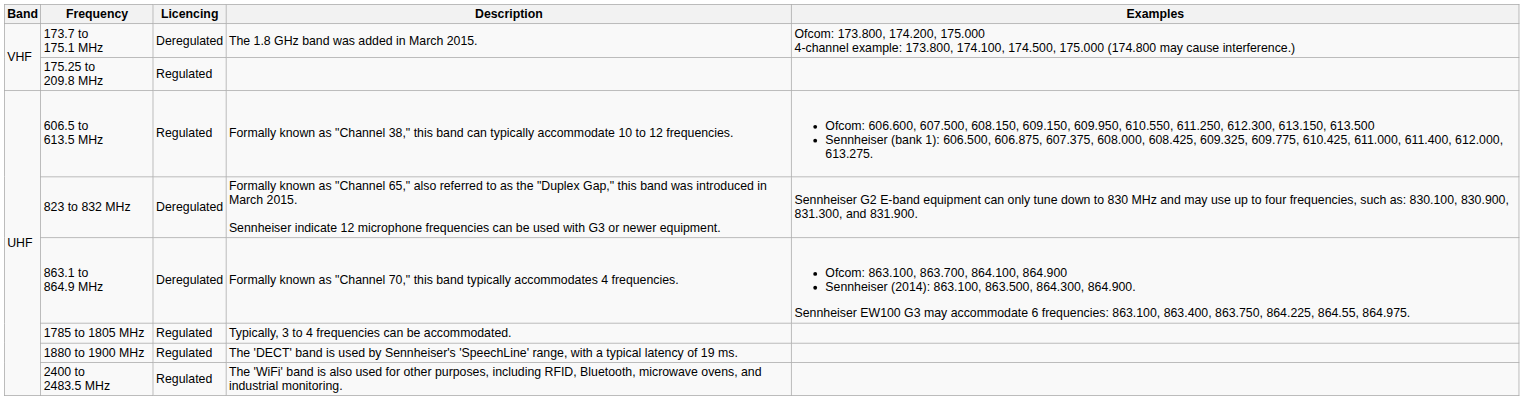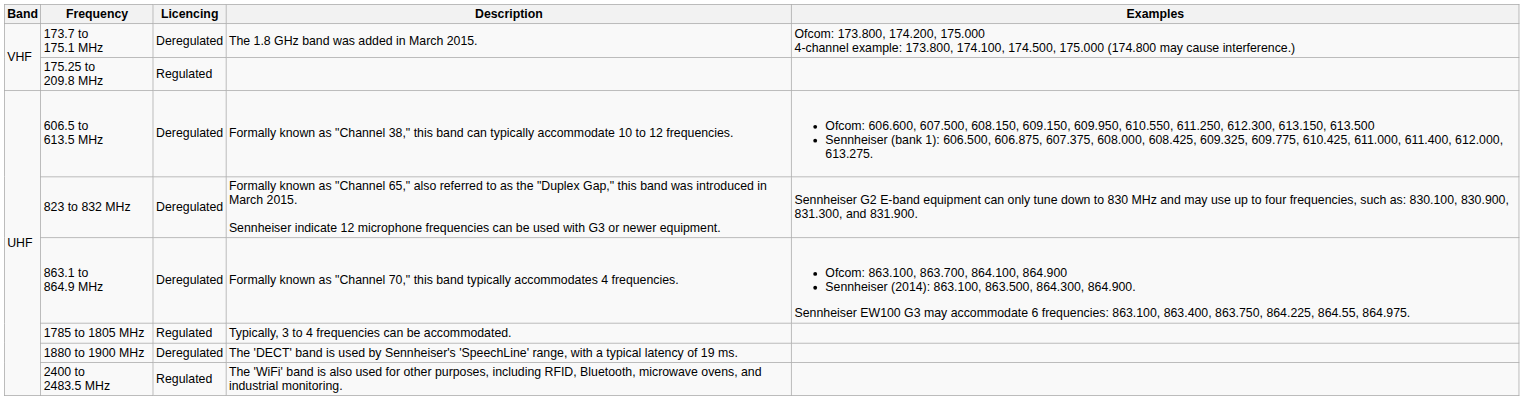(184, 133) Regulated -> (190, 133) Deregulated
(184, 352) Regulated -> (190, 352) Deregulated
